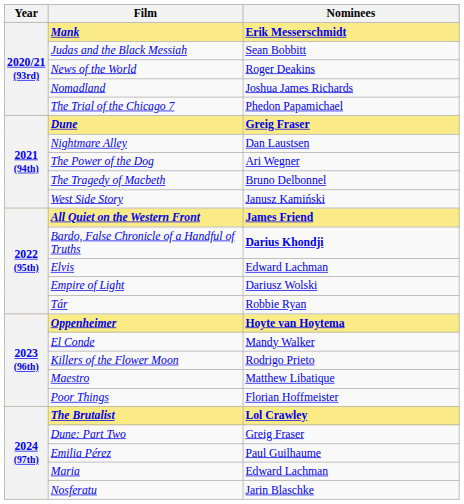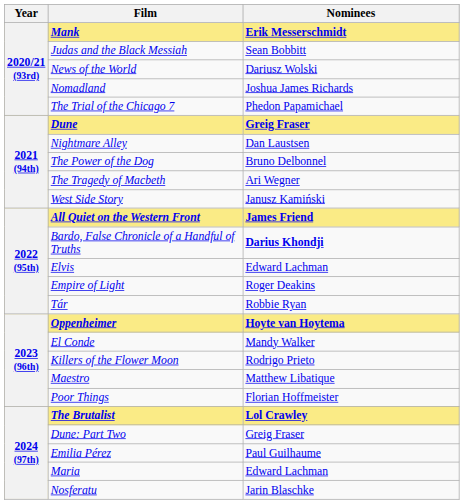(280, 69) Roger Deakins -> (281, 69) Dariusz Wolski
(273, 161) Ari Wegner -> (286, 161) Bruno Delbonnel
(286, 180) Bruno Delbonnel -> (273, 180) Ari Wegner
(281, 286) Dariusz Wolski -> (280, 286) Roger Deakins
